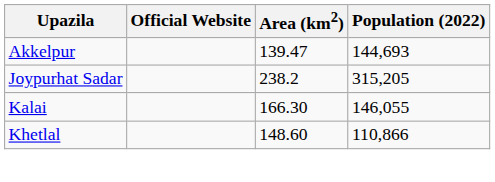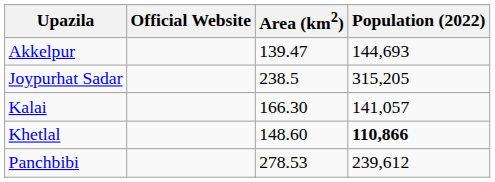(279, 79) 238.2 -> (279, 79) 238.5
(381, 106) 146,055 -> (381, 106) 141,057
(380, 134) normal -> (380, 134) bold
+ row: (44, 162)
